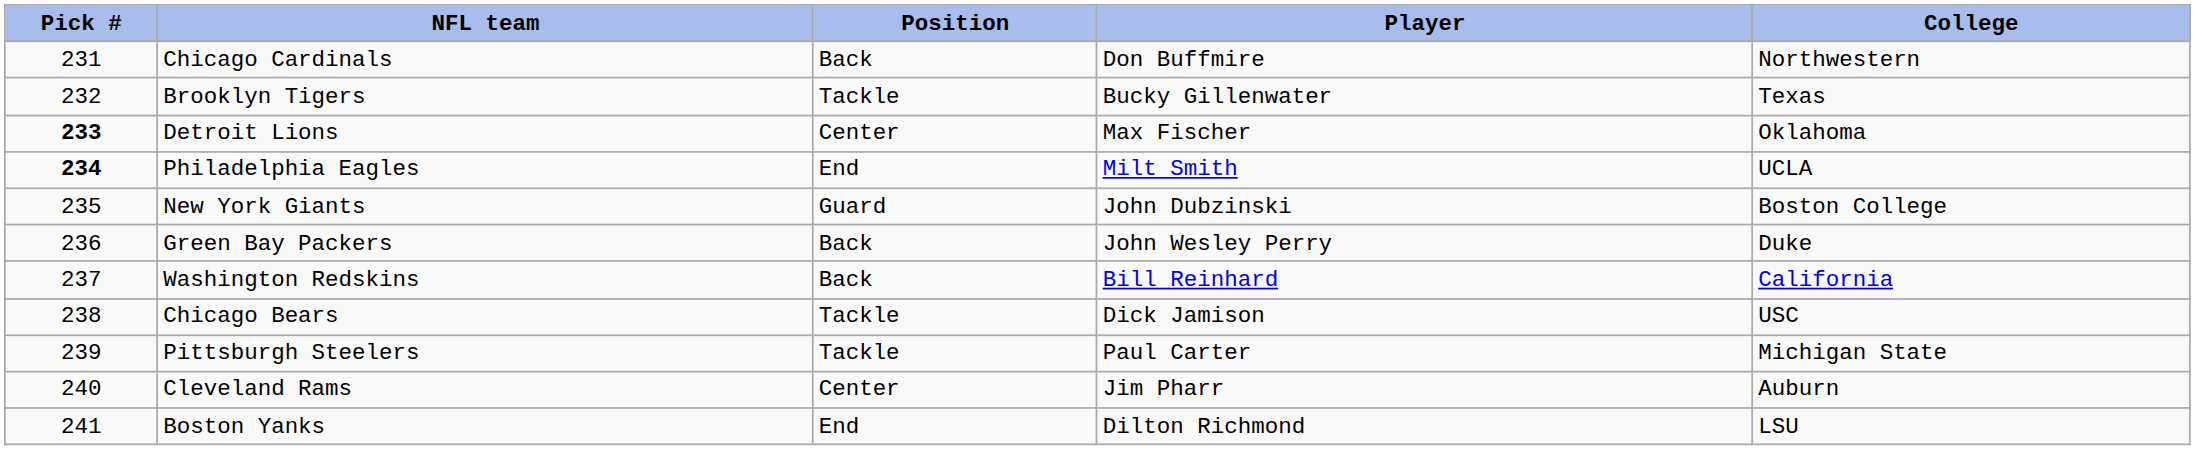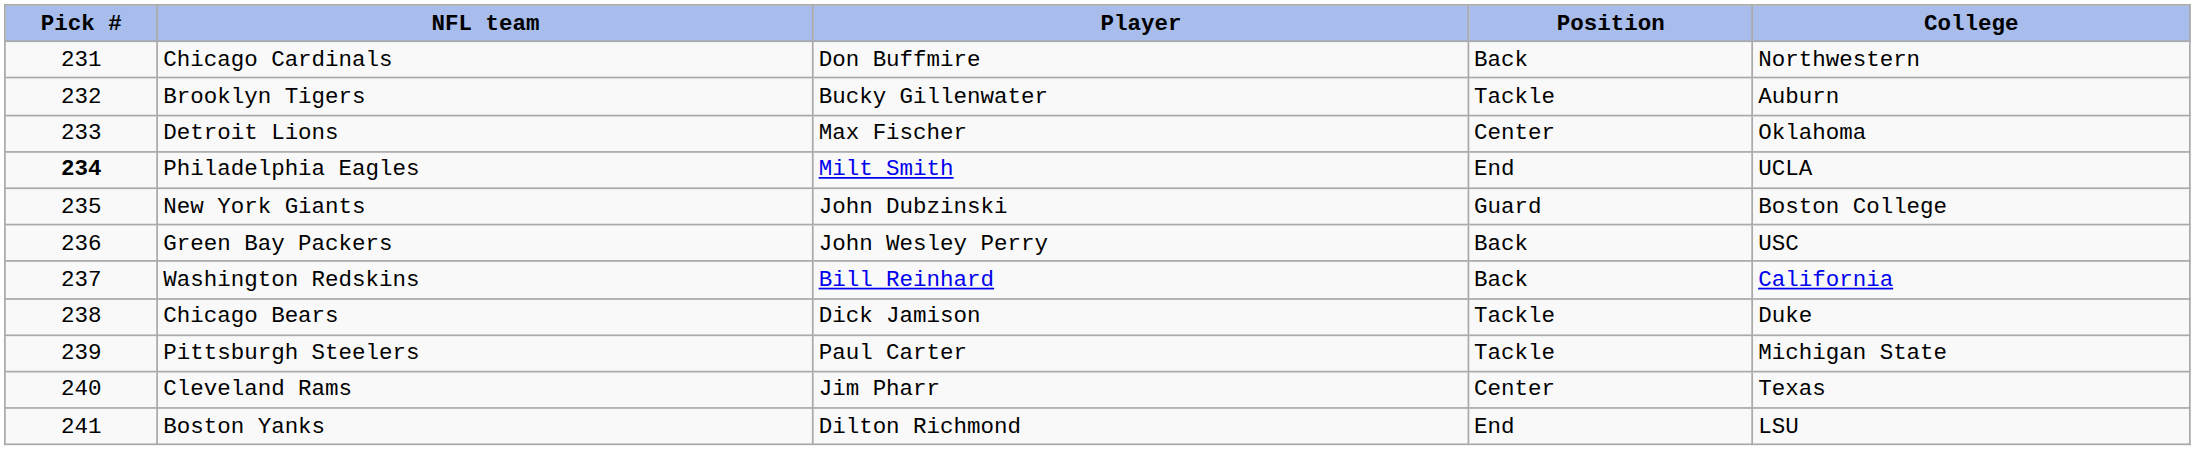columns swapped: (1425, 23) <-> (955, 23)
(1792, 97) Texas -> (1799, 97) Auburn
(81, 133) bold -> (81, 133) normal
(1785, 243) Duke -> (1778, 243) USC
(1778, 316) USC -> (1785, 316) Duke
(1799, 390) Auburn -> (1792, 390) Texas
